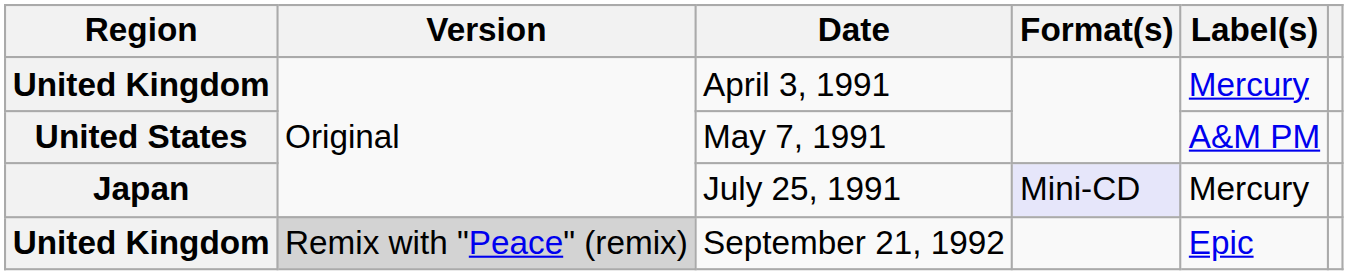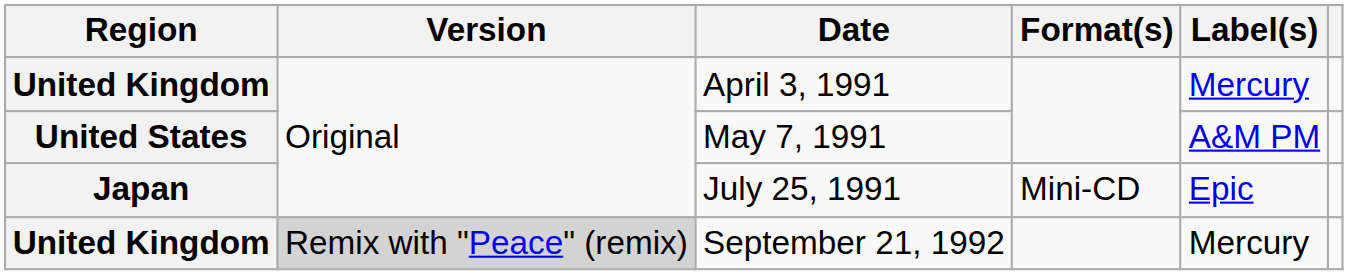(1080, 189) lavender background -> (1080, 189) no background
(1249, 189) Mercury -> (1221, 189) Epic
(1221, 242) Epic -> (1249, 242) Mercury
